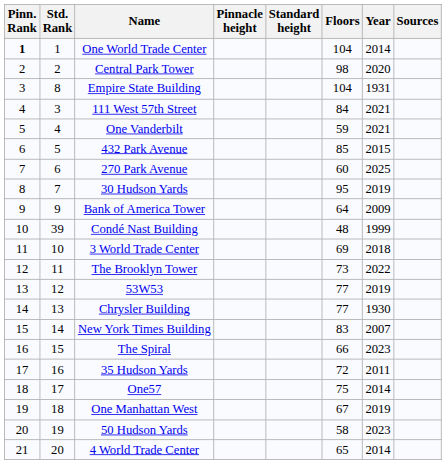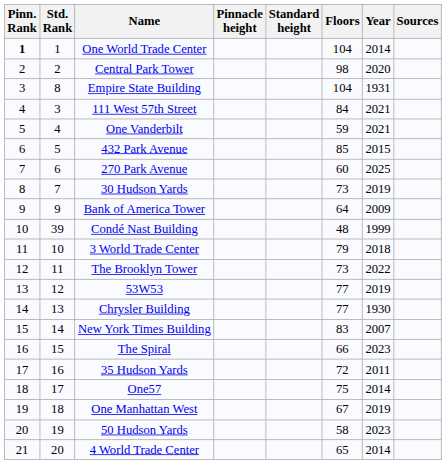(342, 189) 95 -> (342, 189) 73
(342, 249) 69 -> (342, 249) 79
